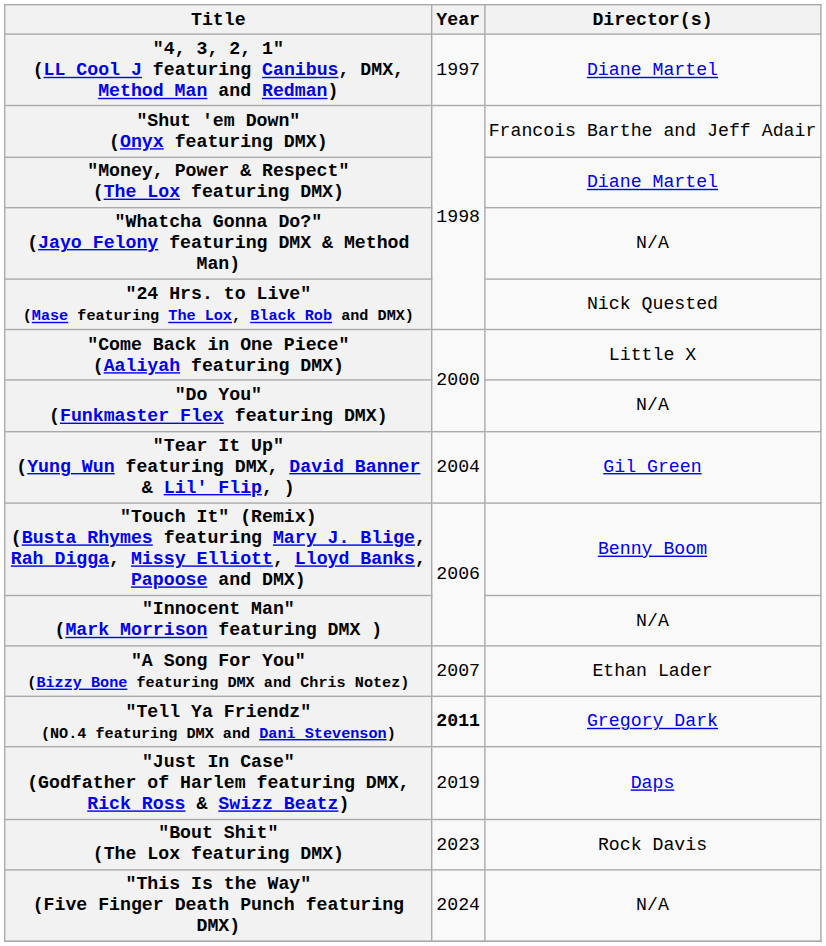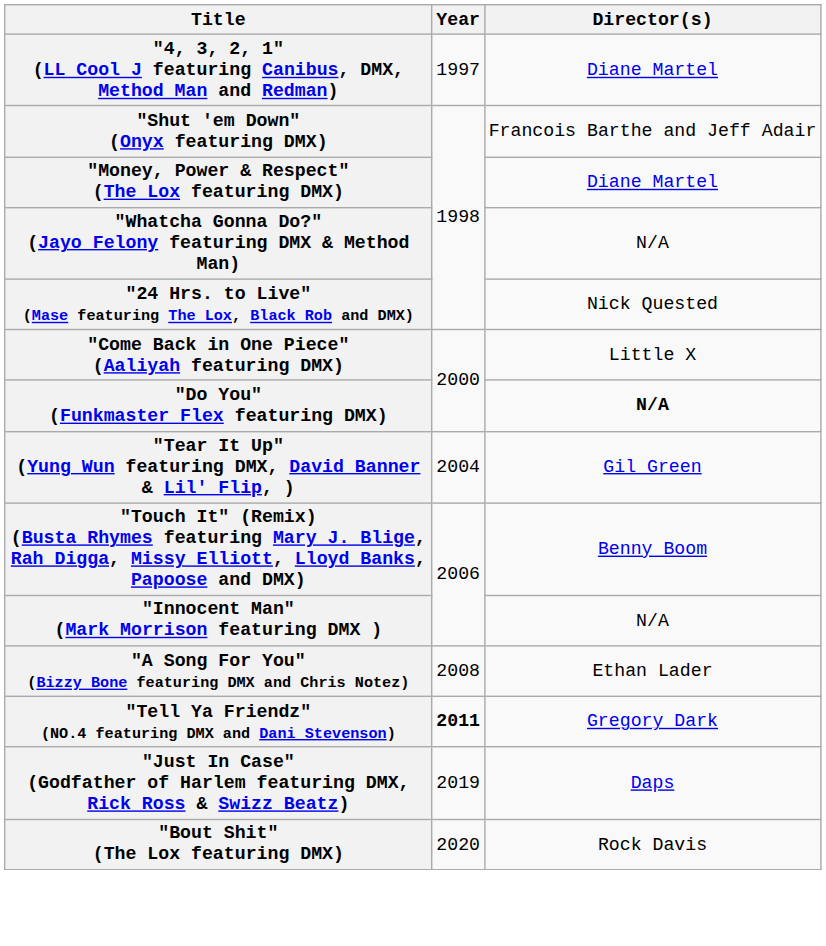(652, 406) normal -> (652, 406) bold
(458, 671) 2007 -> (458, 671) 2008
(458, 844) 2023 -> (458, 844) 2020
- row: (218, 905)
